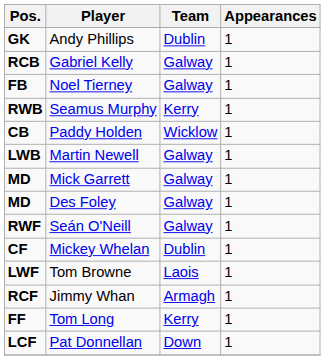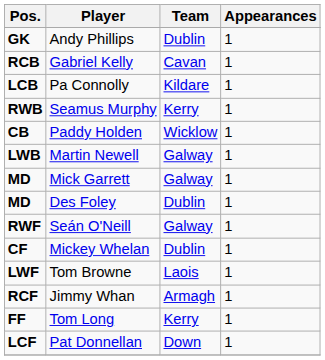(188, 62) Galway -> (185, 62) Cavan
- row: (91, 86)
+ row: (89, 86)
(188, 202) Galway -> (184, 202) Dublin
